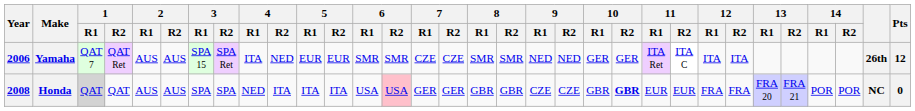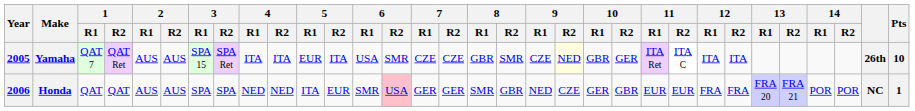(18, 58) 2006 -> (18, 58) 2005
(282, 58) NED -> (282, 58) ITA
(338, 58) EUR -> (338, 58) ITA
(367, 58) SMR -> (367, 58) USA
(482, 58) SMR -> (482, 58) GBR
(540, 58) NED -> (540, 58) CZE
(569, 58) no background -> (569, 58) lightyellow background
(598, 58) GER -> (598, 58) GBR
(900, 58) 12 -> (899, 58) 10
(18, 90) 2008 -> (18, 90) 2006
(91, 90) lightgrey background -> (91, 90) no background
(282, 90) ITA -> (282, 90) NED
(338, 90) ITA -> (338, 90) EUR
(367, 90) USA -> (367, 90) SMR
(482, 90) GBR -> (482, 90) SMR
(540, 90) CZE -> (540, 90) NED
(598, 90) GBR -> (598, 90) GER
(627, 90) bold -> (627, 90) normal
(900, 90) 0 -> (899, 90) 1
